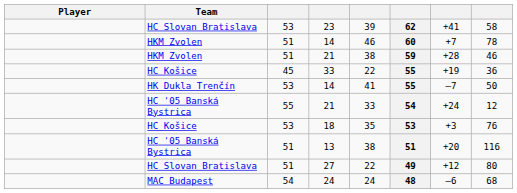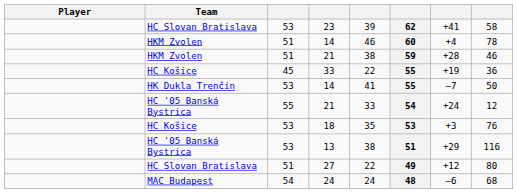(451, 41) +7 -> (451, 41) +4
(288, 146) 51 -> (288, 146) 53
(451, 146) +20 -> (451, 146) +29
